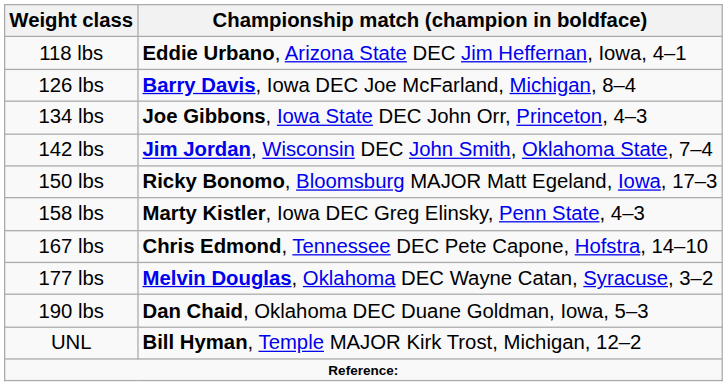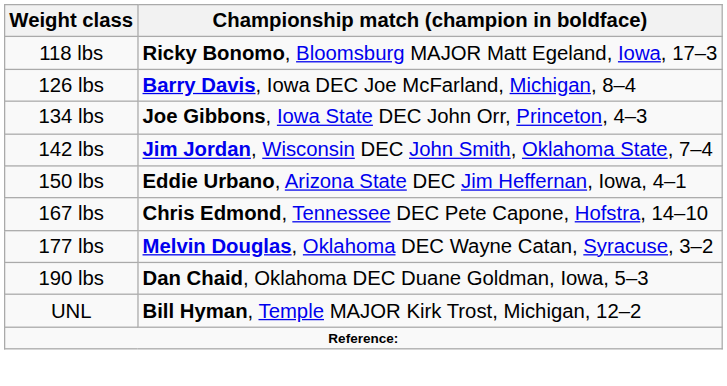(415, 52) Eddie Urbano, Arizona State DEC Jim Heffernan, Iowa, 4–1 -> (430, 52) Ricky Bonomo, Bloomsburg MAJOR Matt Egeland, Iowa, 17–3
(430, 181) Ricky Bonomo, Bloomsburg MAJOR Matt Egeland, Iowa, 17–3 -> (415, 181) Eddie Urbano, Arizona State DEC Jim Heffernan, Iowa, 4–1
- row: (71, 213)
